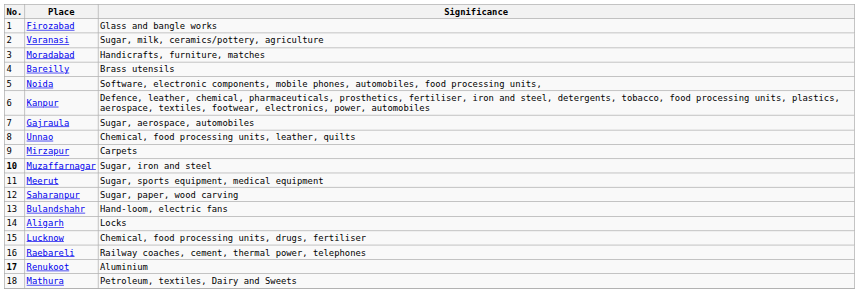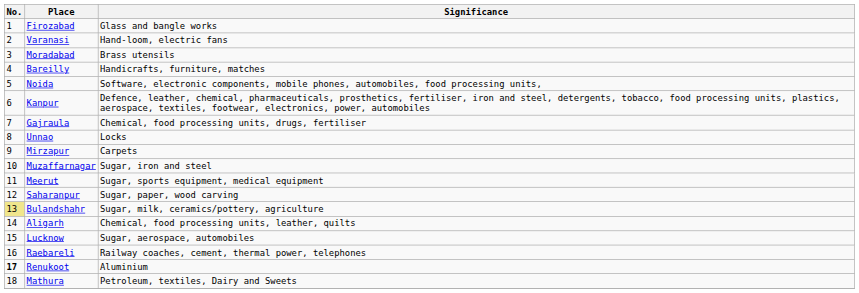(212, 40) Sugar, milk, ceramics/pottery, agriculture -> (164, 40) Hand-loom, electric fans
(183, 55) Handicrafts, furniture, matches -> (137, 55) Brass utensils
(137, 69) Brass utensils -> (183, 69) Handicrafts, furniture, matches
(177, 123) Sugar, aerospace, automobiles -> (233, 123) Chemical, food processing units, drugs, fertiliser
(228, 137) Chemical, food processing units, leather, quilts -> (113, 137) Locks
(12, 166) bold -> (12, 166) normal
(12, 209) no background -> (12, 209) khaki background
(164, 209) Hand-loom, electric fans -> (212, 209) Sugar, milk, ceramics/pottery, agriculture
(113, 223) Locks -> (228, 223) Chemical, food processing units, leather, quilts
(233, 238) Chemical, food processing units, drugs, fertiliser -> (177, 238) Sugar, aerospace, automobiles
